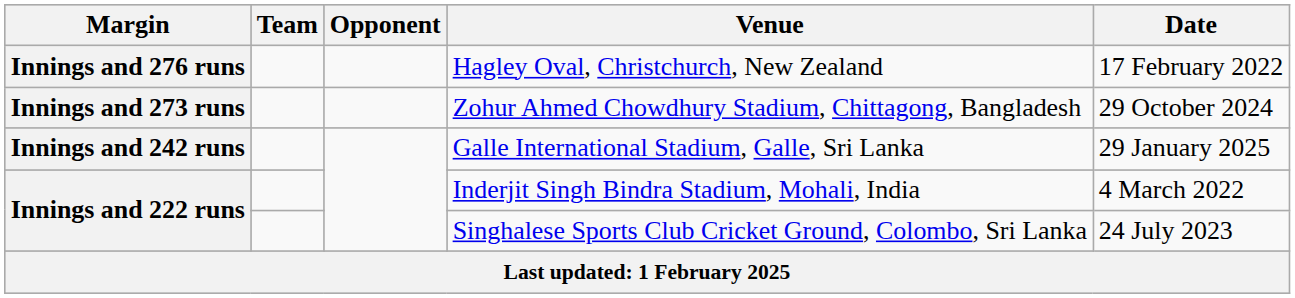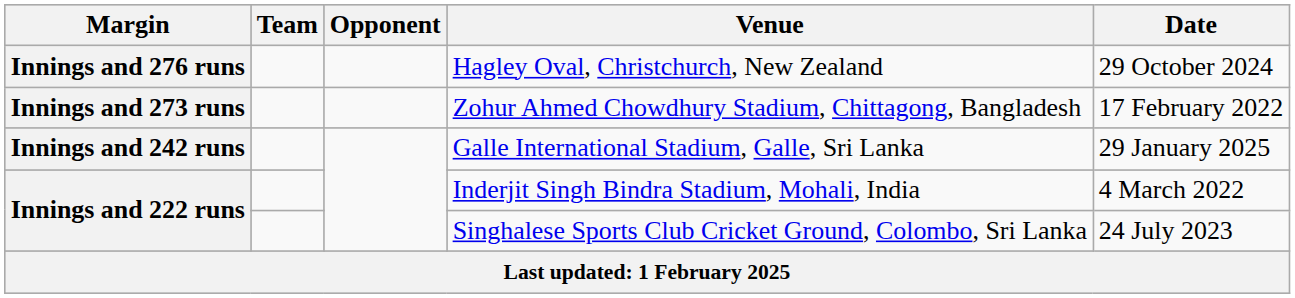(1191, 66) 17 February 2022 -> (1186, 66) 29 October 2024
(1186, 107) 29 October 2024 -> (1191, 107) 17 February 2022
